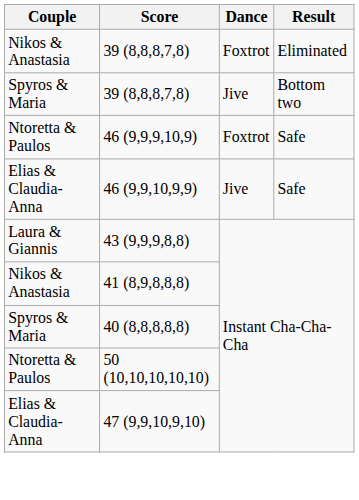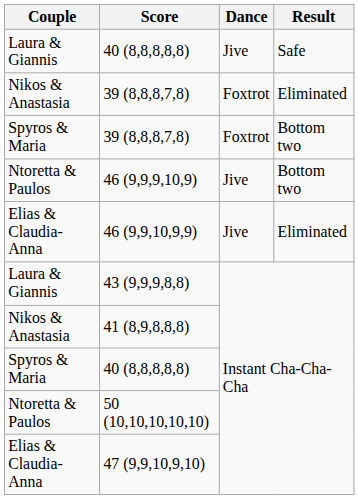+ row: (35, 51)
(236, 94) Jive -> (246, 136) Foxtrot
(246, 136) Foxtrot -> (236, 179) Jive
(292, 136) Safe -> (301, 179) Bottom two
(292, 188) Safe -> (312, 231) Eliminated
